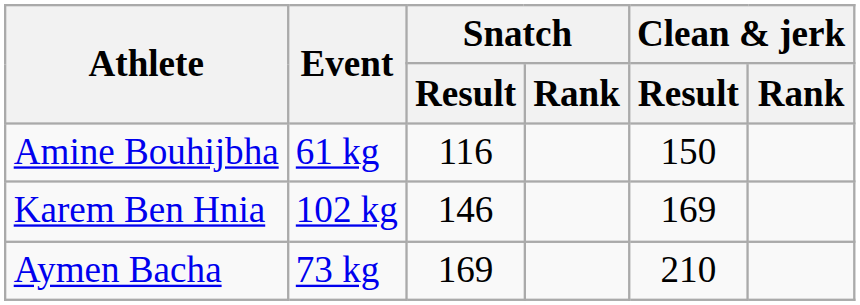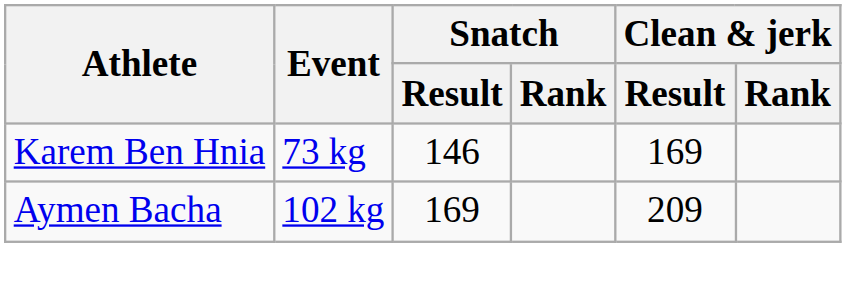- row: (146, 151)
(347, 210) 102 kg -> (324, 151) 73 kg
(338, 269) 73 kg -> (333, 210) 102 kg
(688, 269) 210 -> (675, 210) 209
